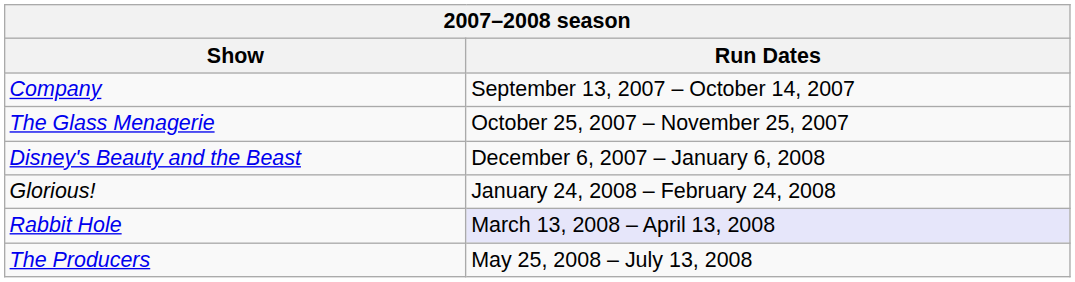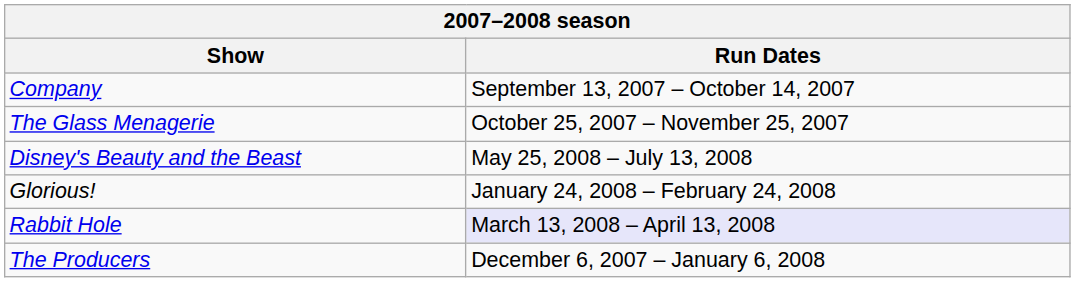(648, 157) December 6, 2007 – January 6, 2008 -> (612, 157) May 25, 2008 – July 13, 2008
(612, 259) May 25, 2008 – July 13, 2008 -> (648, 259) December 6, 2007 – January 6, 2008
